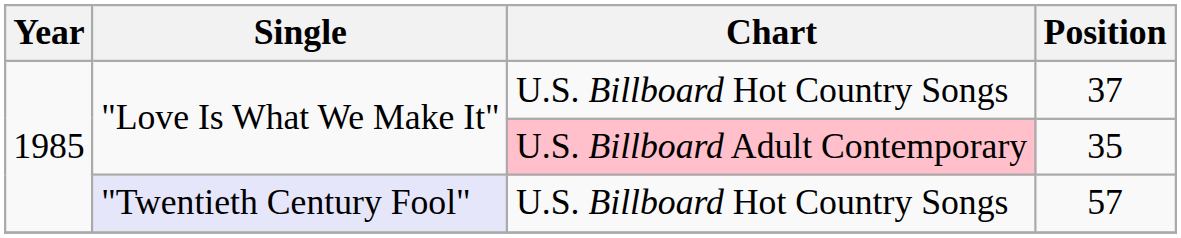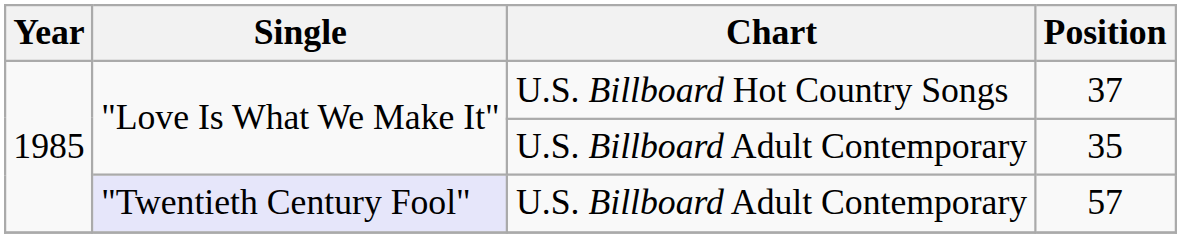(772, 145) pink background -> (772, 145) no background
(762, 202) U.S. Billboard Hot Country Songs -> (772, 202) U.S. Billboard Adult Contemporary
